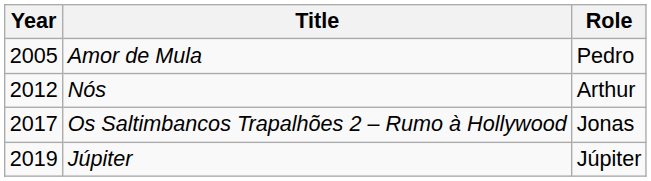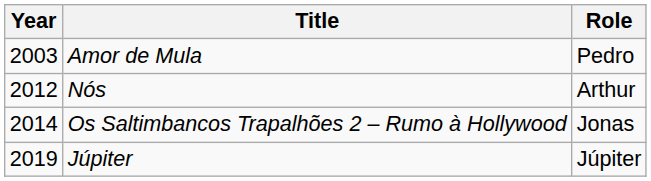(34, 55) 2005 -> (34, 55) 2003
(34, 124) 2017 -> (34, 124) 2014
